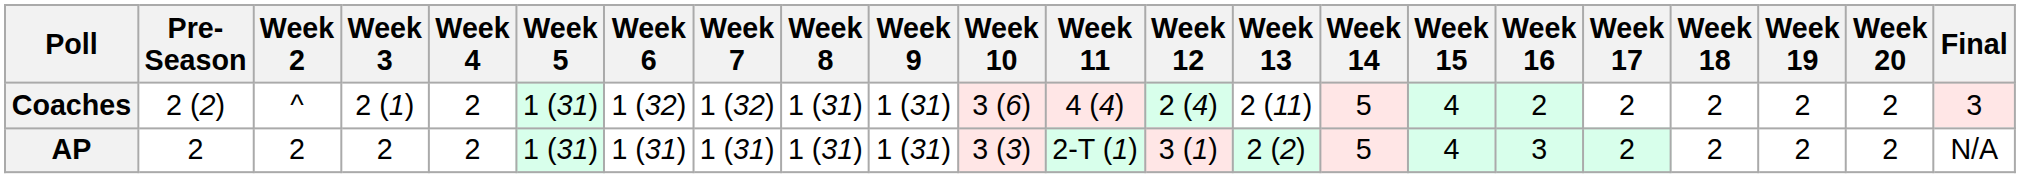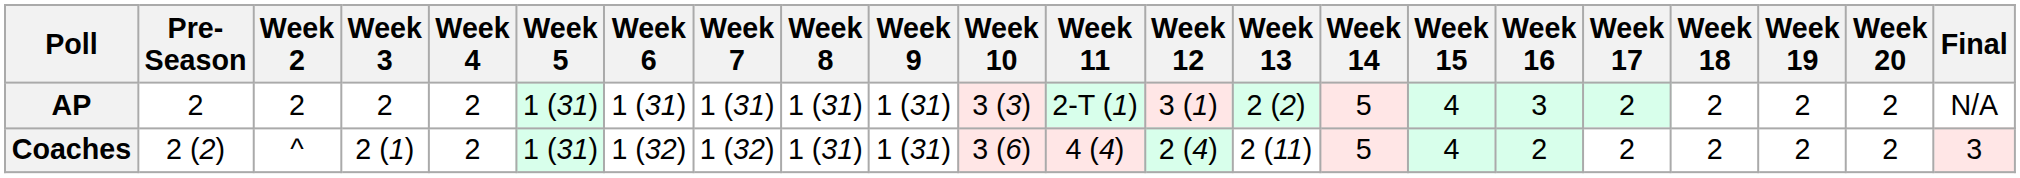rows swapped: (71, 150) <-> (71, 105)
